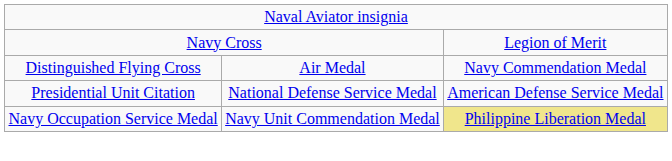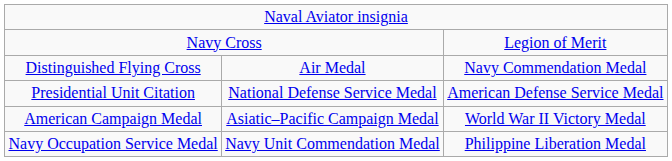+ row: (113, 118)
(555, 118) khaki background -> (555, 144) no background
